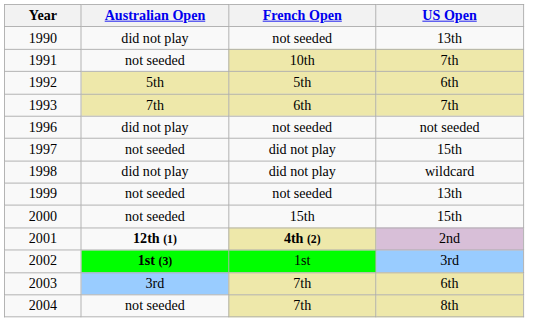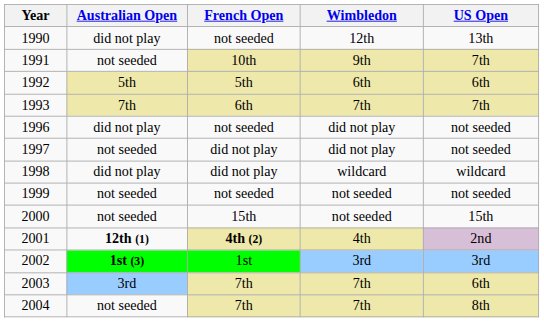+ column: (362, 15)
(450, 149) 15th -> (481, 149) not seeded
(450, 194) 13th -> (481, 194) not seeded
